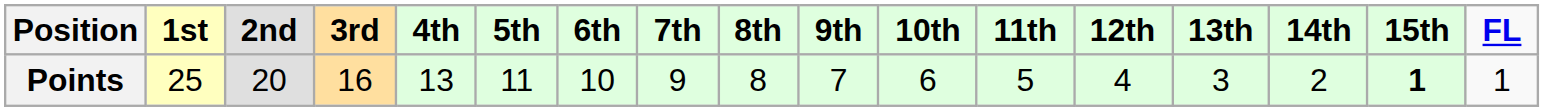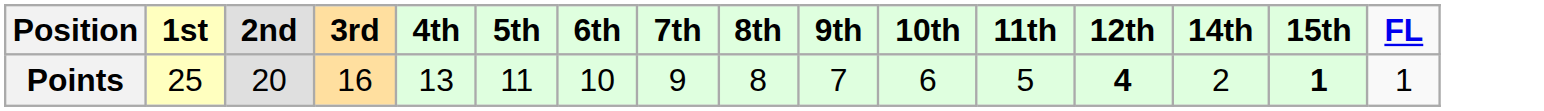- column: (1221, 30)
(1123, 80) normal -> (1123, 80) bold
